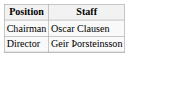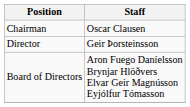+ row: (44, 77)
